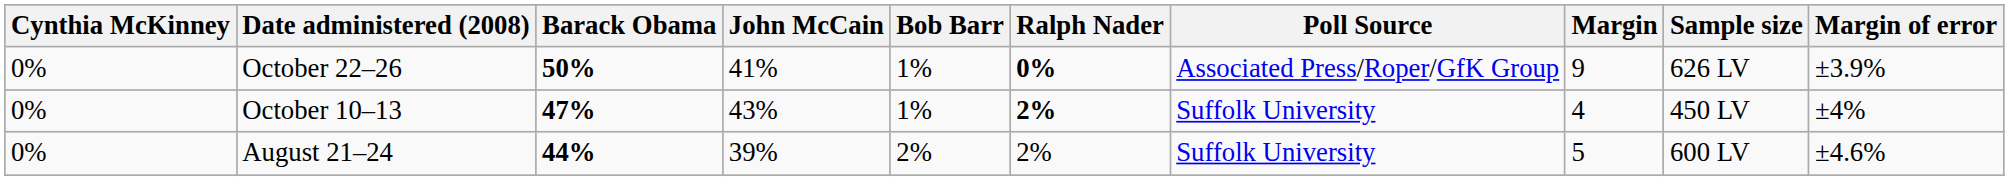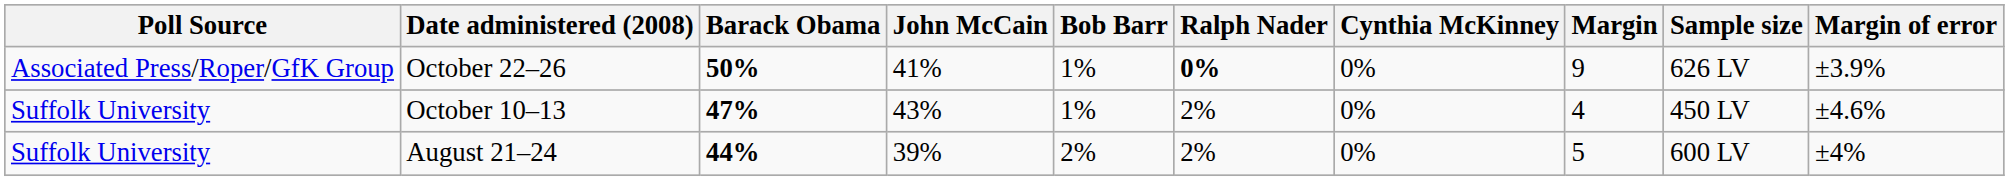columns swapped: (1368, 25) <-> (120, 25)
(1036, 110) bold -> (1198, 110) normal
(1840, 110) ±4% -> (1850, 110) ±4.6%
(1850, 152) ±4.6% -> (1840, 152) ±4%
